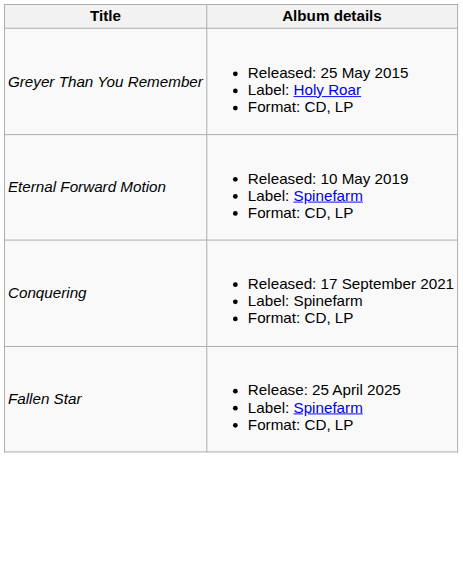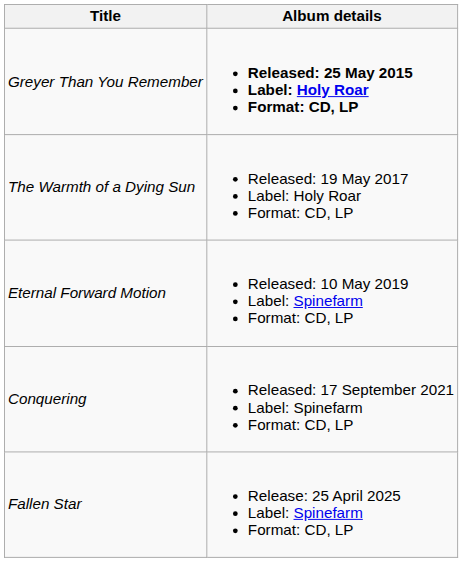(332, 90) normal -> (332, 90) bold
+ row: (102, 187)
